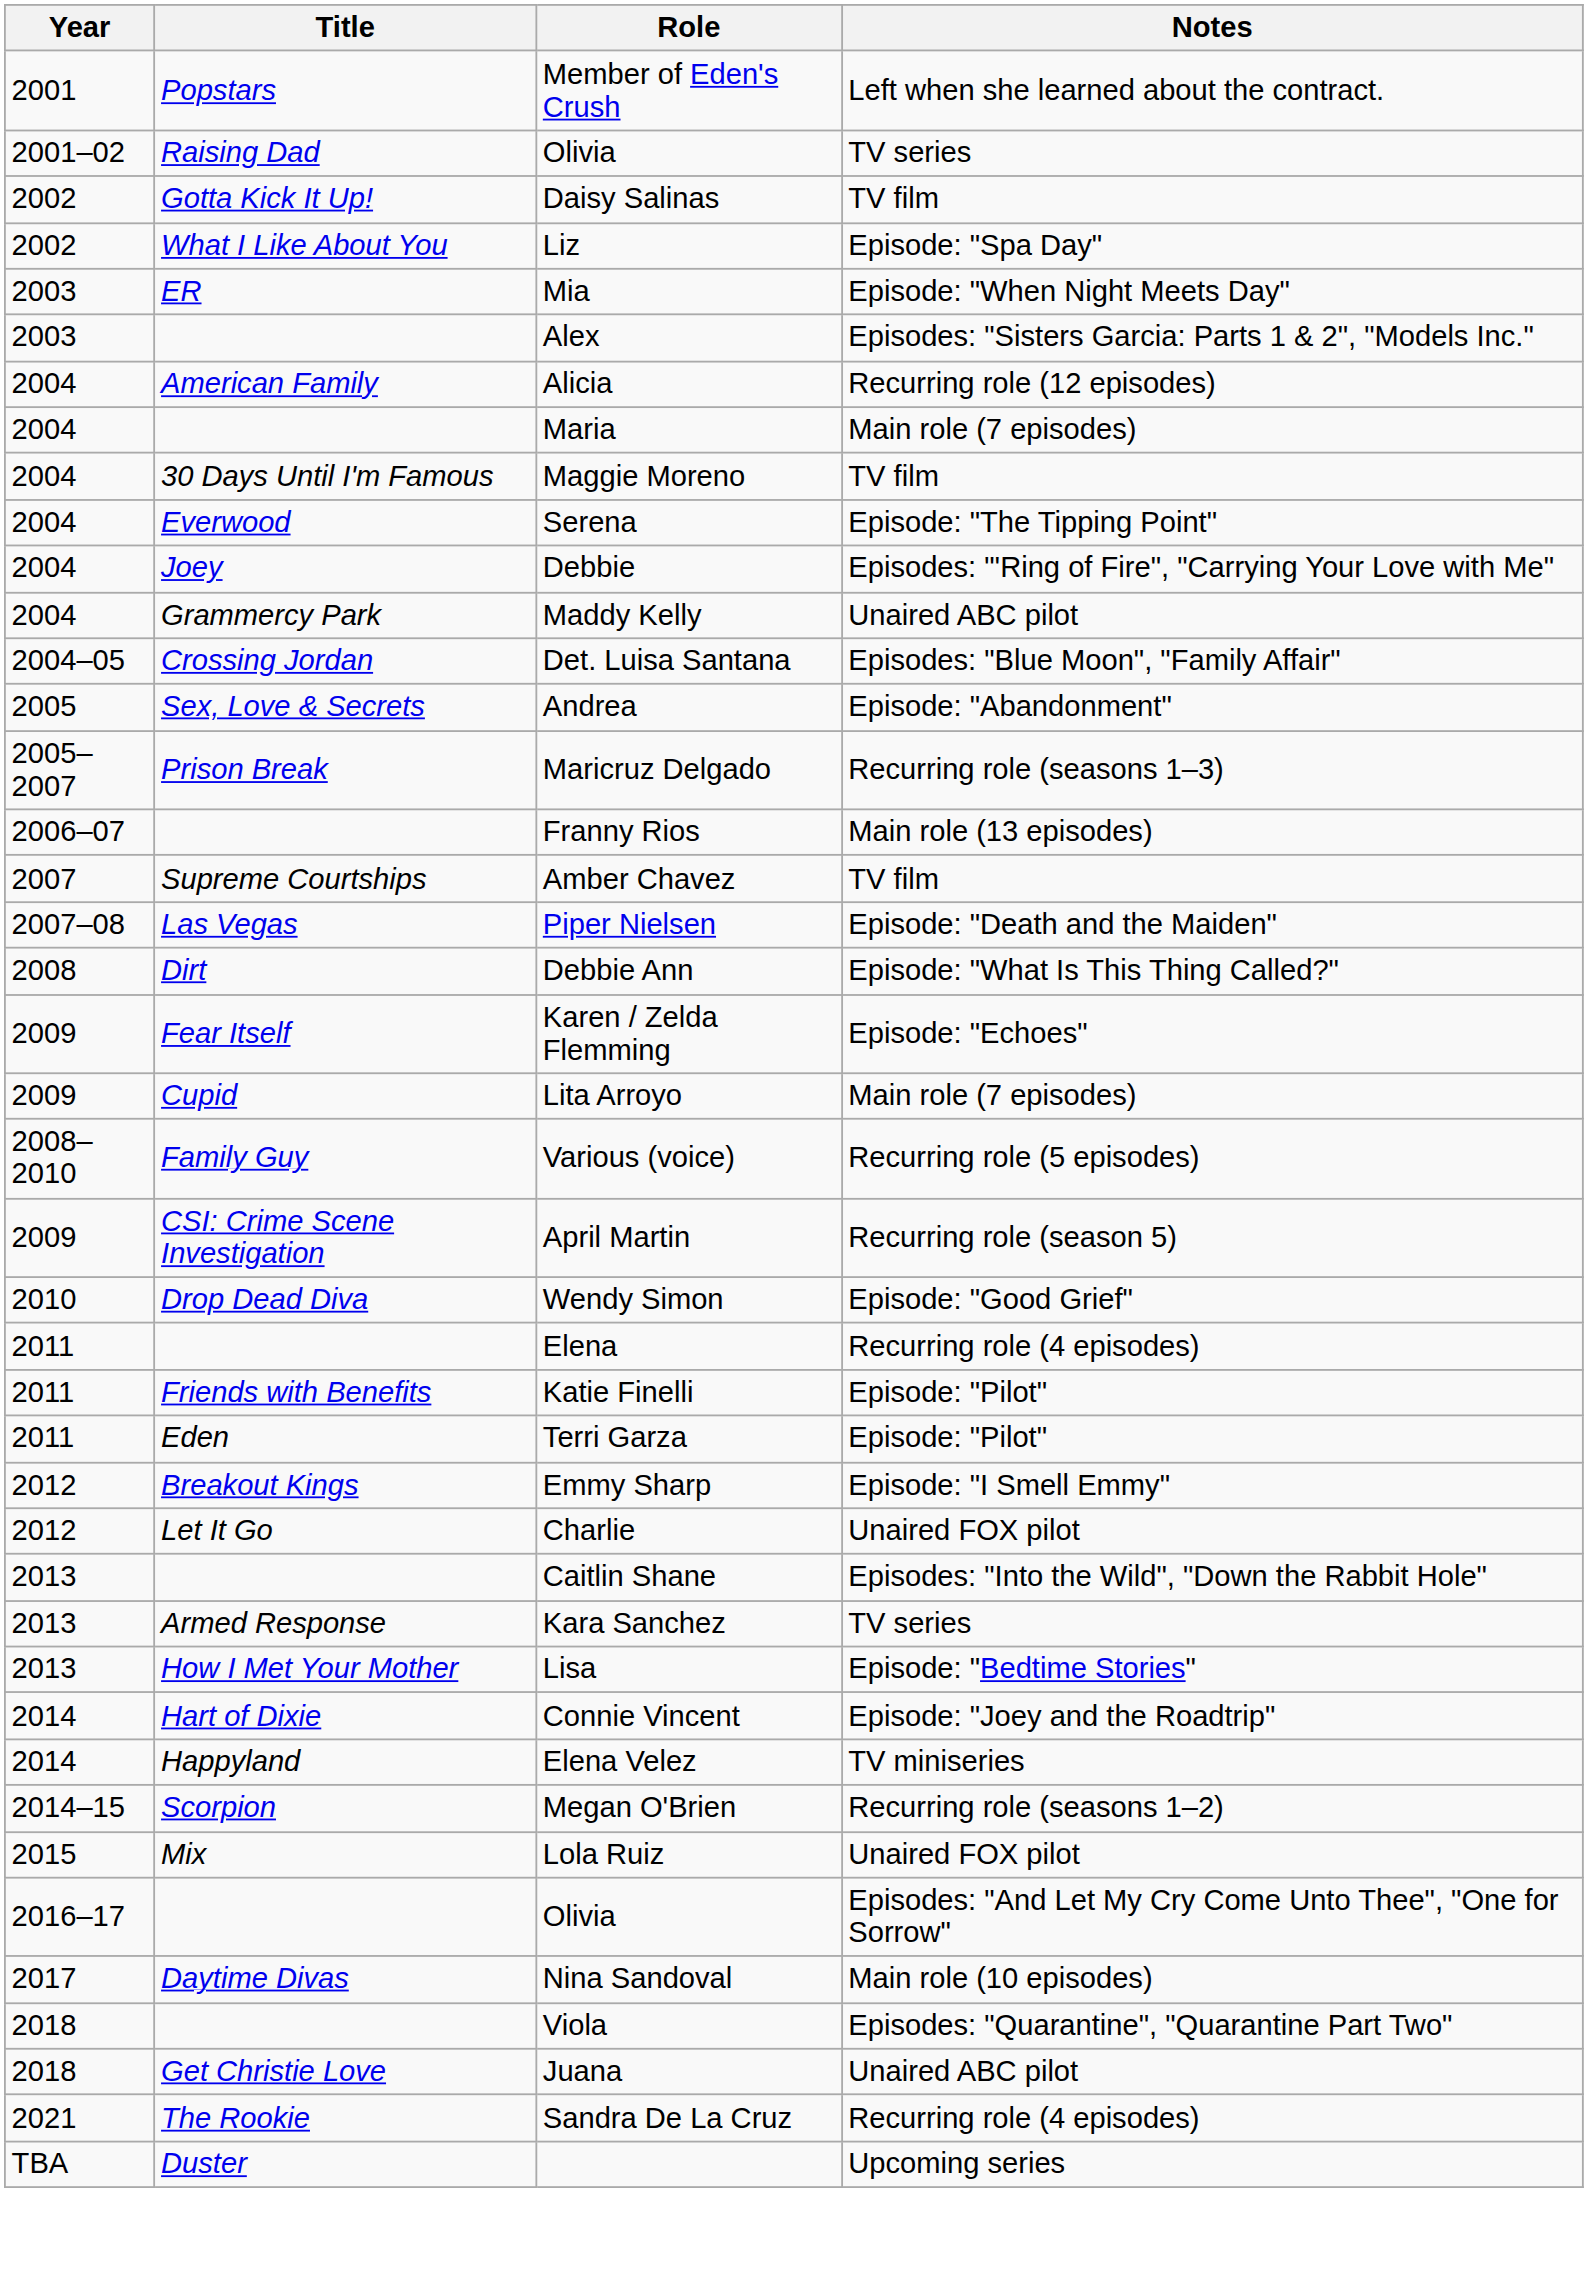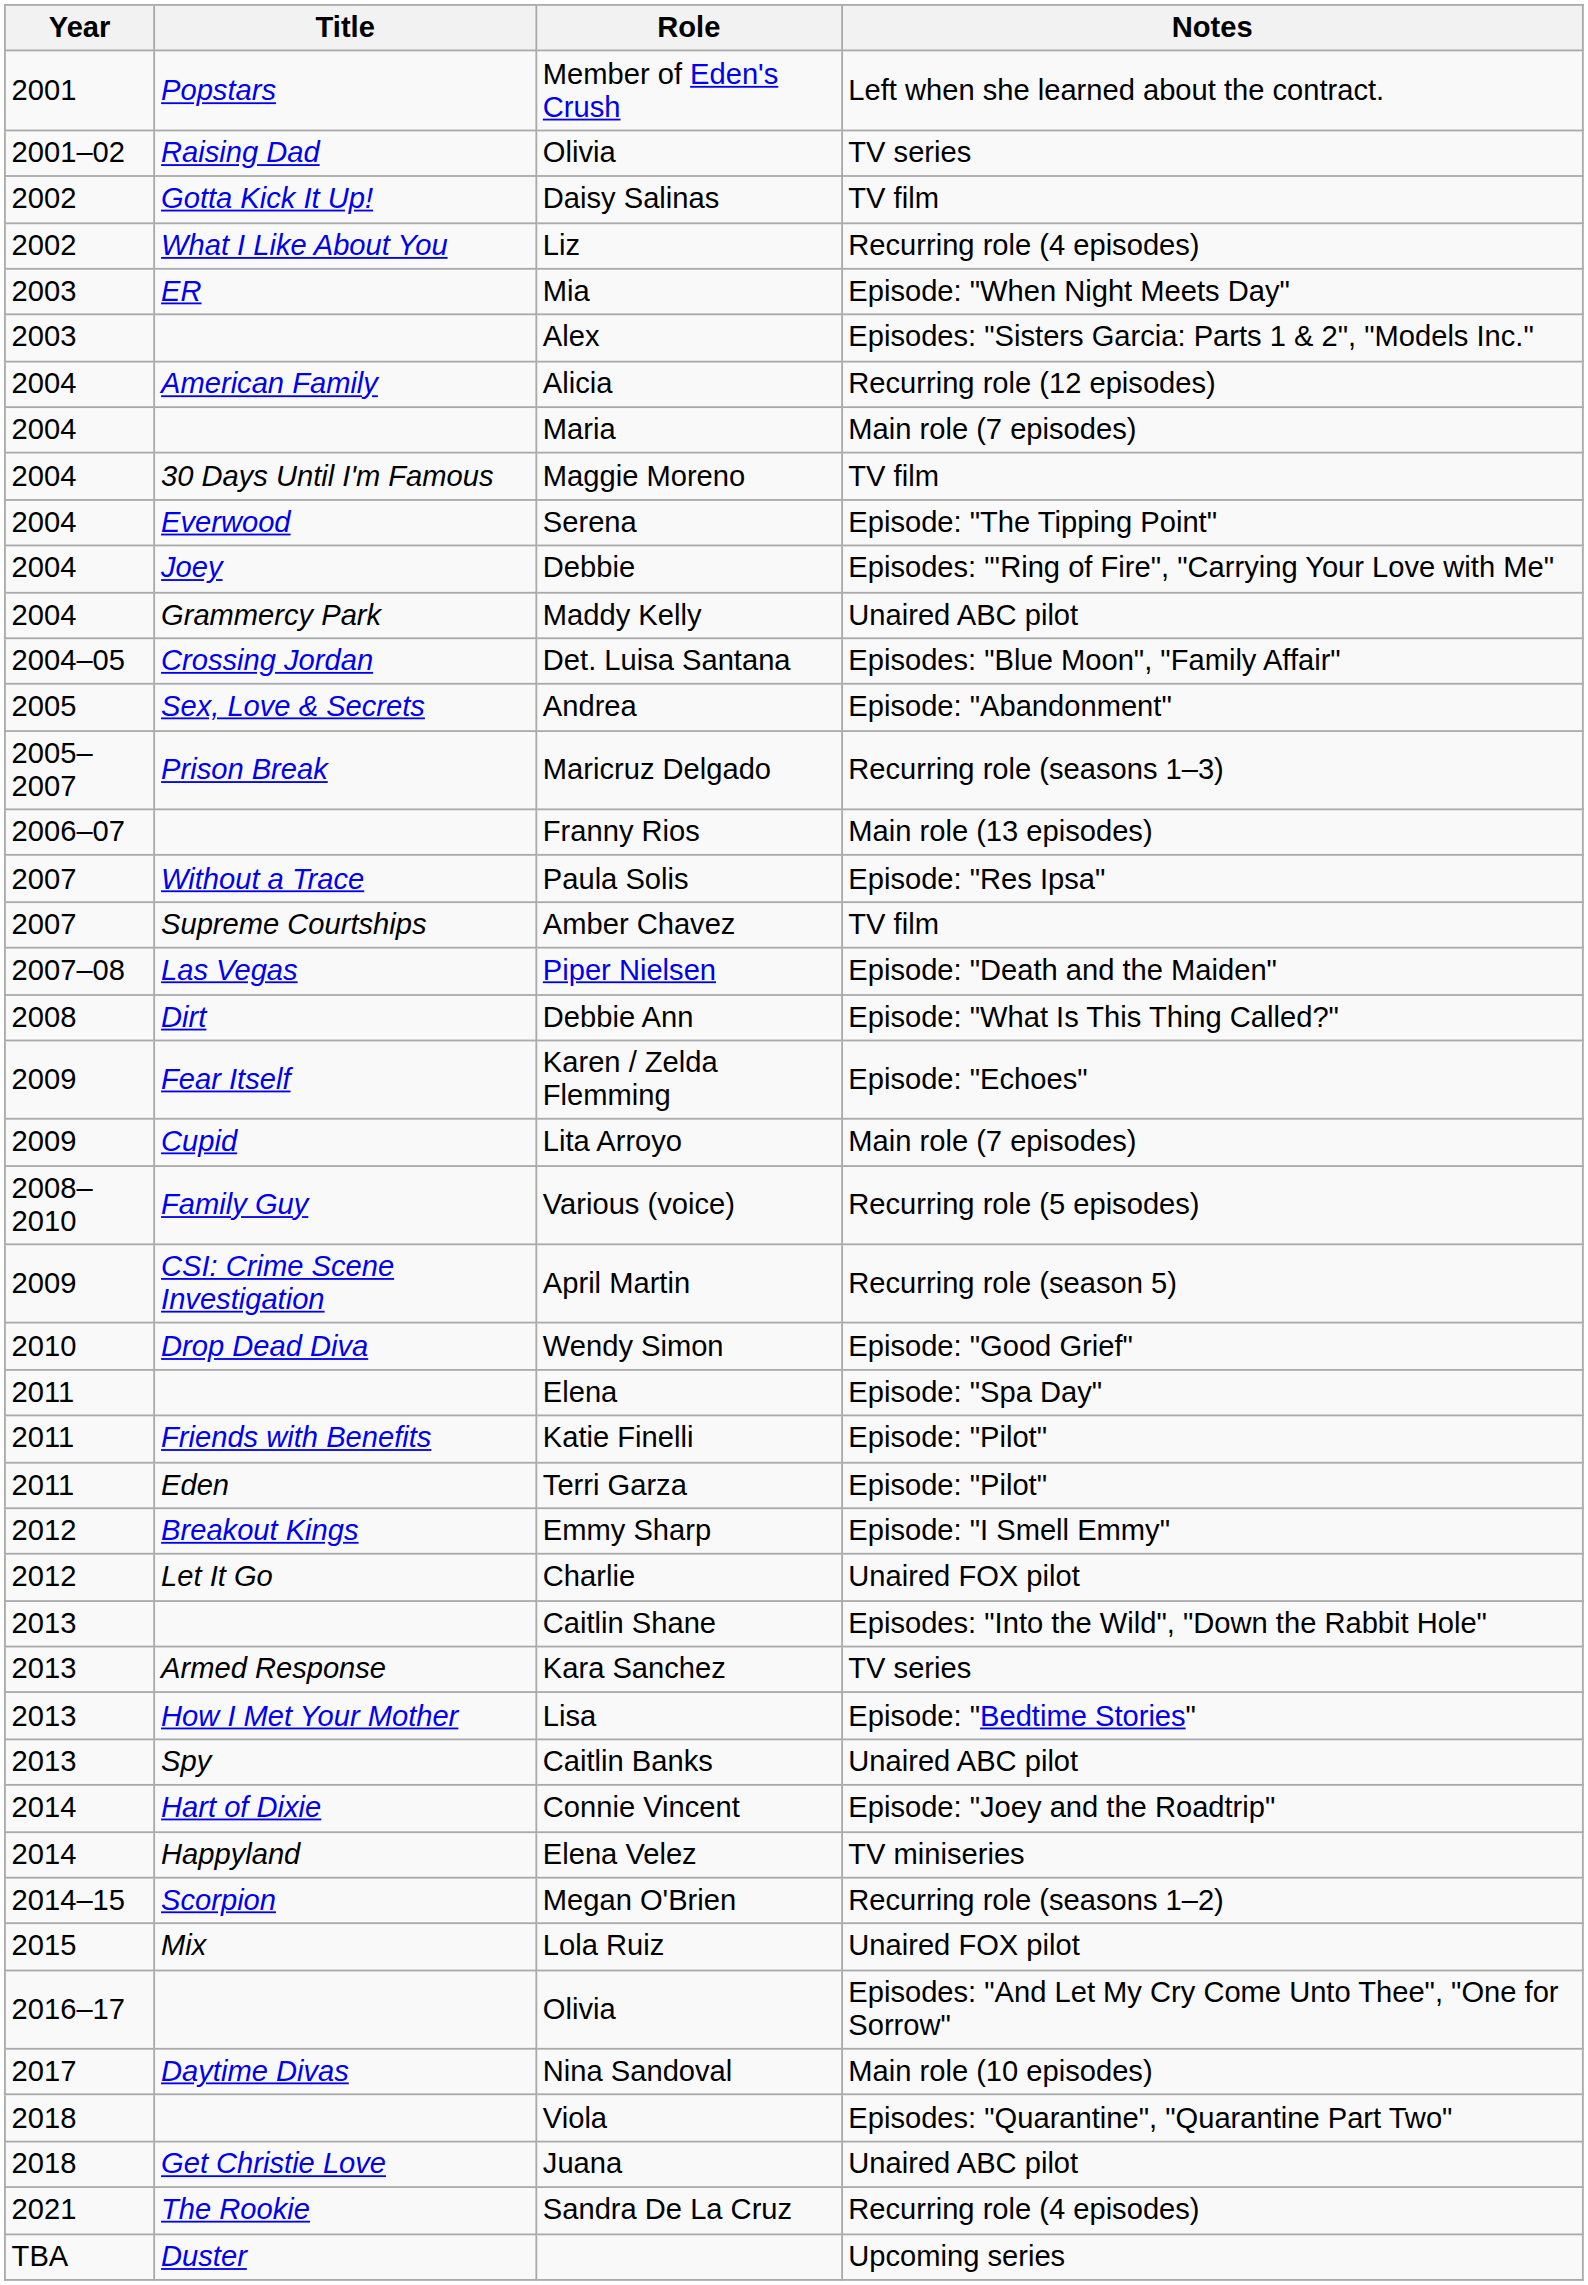(975, 245) Episode: "Spa Day" -> (1024, 245) Recurring role (4 episodes)
+ row: (263, 878)
(1024, 1345) Recurring role (4 episodes) -> (975, 1392) Episode: "Spa Day"
+ row: (186, 1761)
